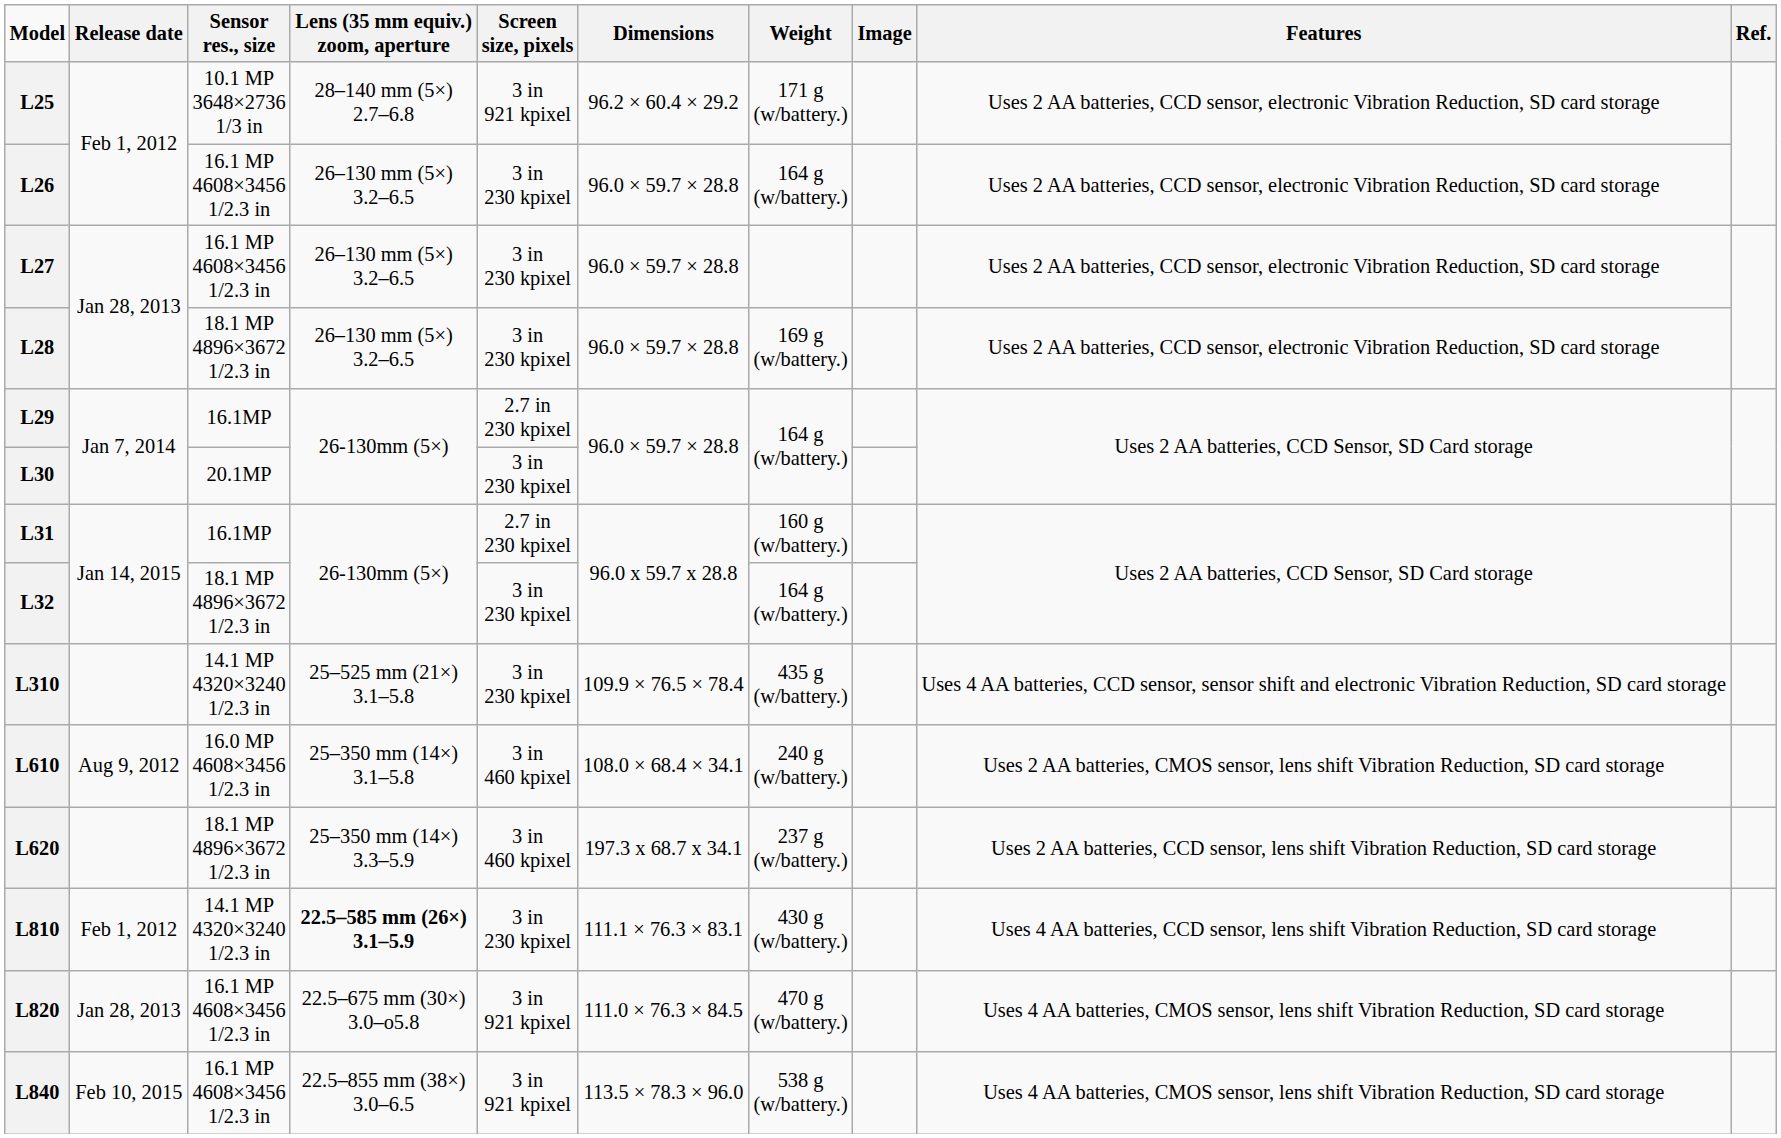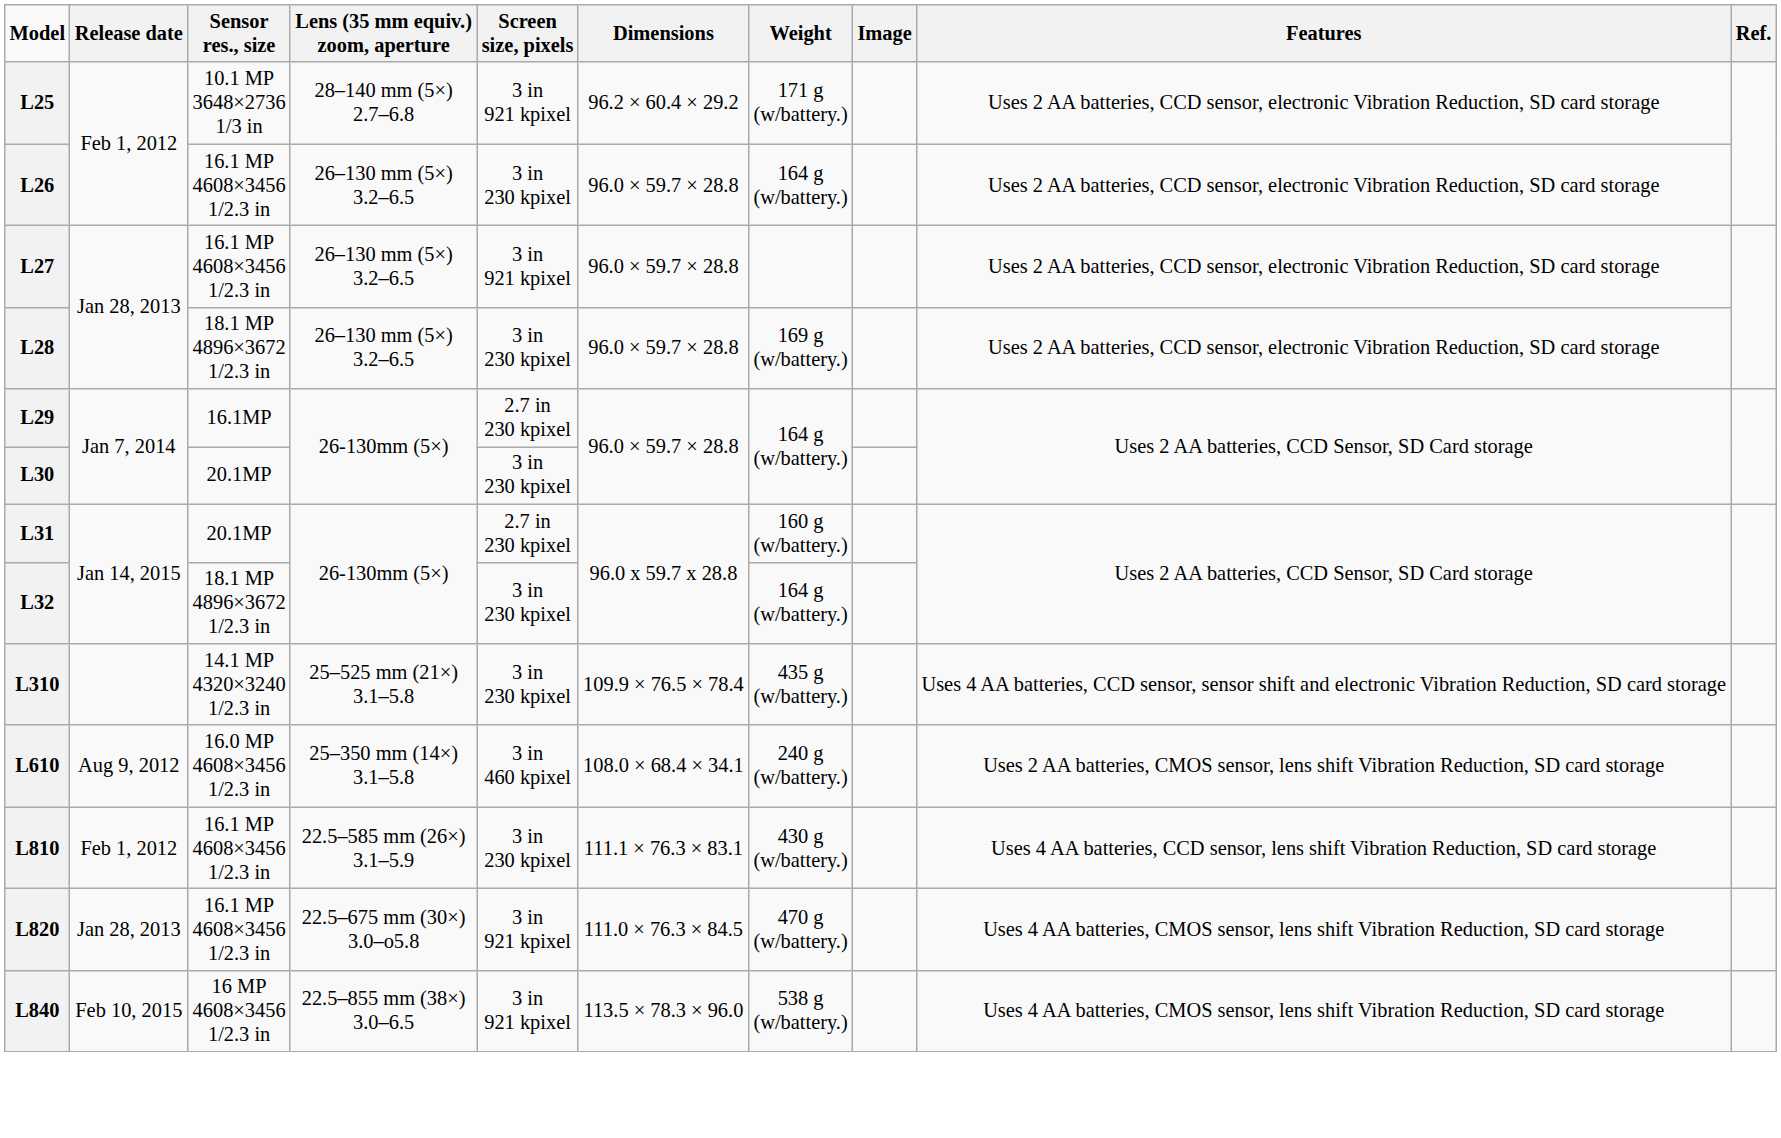(528, 265) 3 in 230 kpixel -> (528, 265) 3 in 921 kpixel
(239, 532) 16.1MP -> (239, 532) 20.1MP
- row: (37, 847)
(239, 928) 14.1 MP 4320×3240 1/2.3 in -> (239, 847) 16.1 MP 4608×3456 1/2.3 in
(384, 928) bold -> (384, 847) normal
(239, 1092) 16.1 MP 4608×3456 1/2.3 in -> (239, 1010) 16 MP 4608×3456 1/2.3 in
